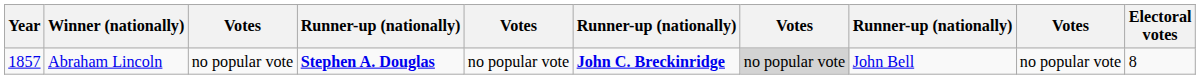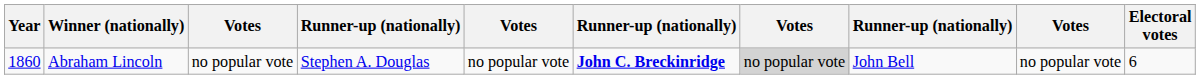(24, 61) 1857 -> (24, 61) 1860
(368, 61) bold -> (365, 61) normal
(1133, 61) 8 -> (1133, 61) 6
